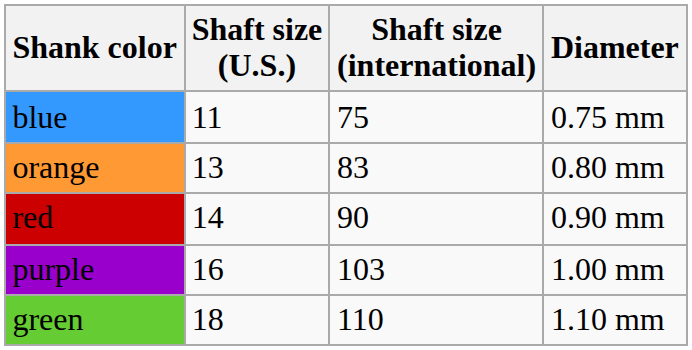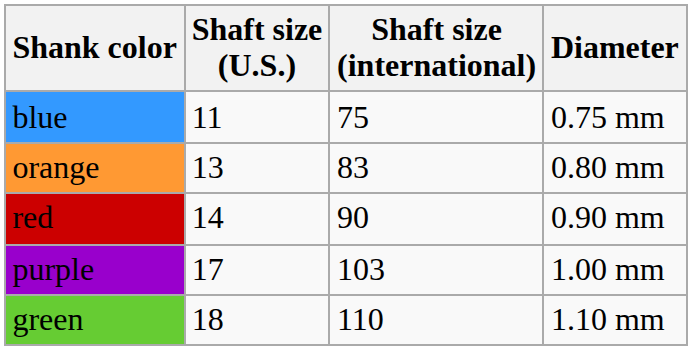(208, 268) 16 -> (208, 268) 17
